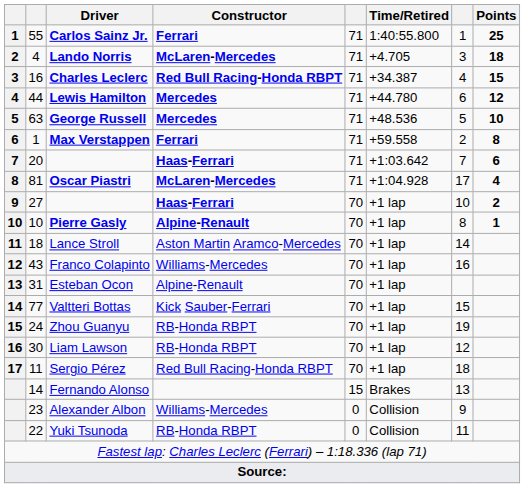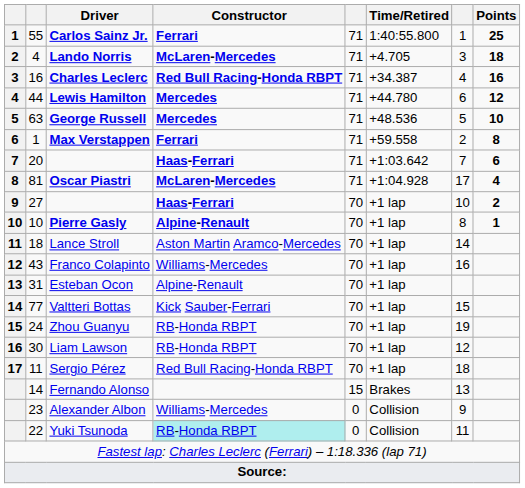(496, 77) 15 -> (496, 77) 16
(206, 430) no background -> (206, 430) paleturquoise background
